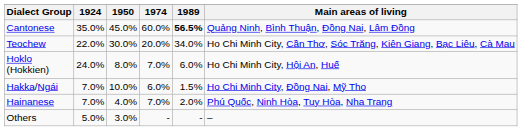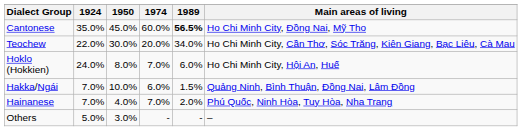(311, 28) Quảng Ninh, Bình Thuận, Đồng Nai, Lâm Đồng -> (287, 28) Ho Chi Minh City, Đồng Nai, Mỹ Tho
(287, 86) Ho Chi Minh City, Đồng Nai, Mỹ Tho -> (311, 86) Quảng Ninh, Bình Thuận, Đồng Nai, Lâm Đồng
